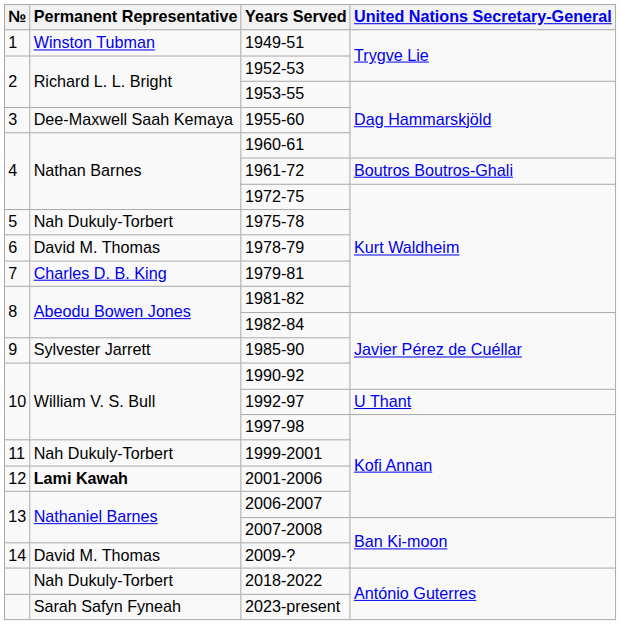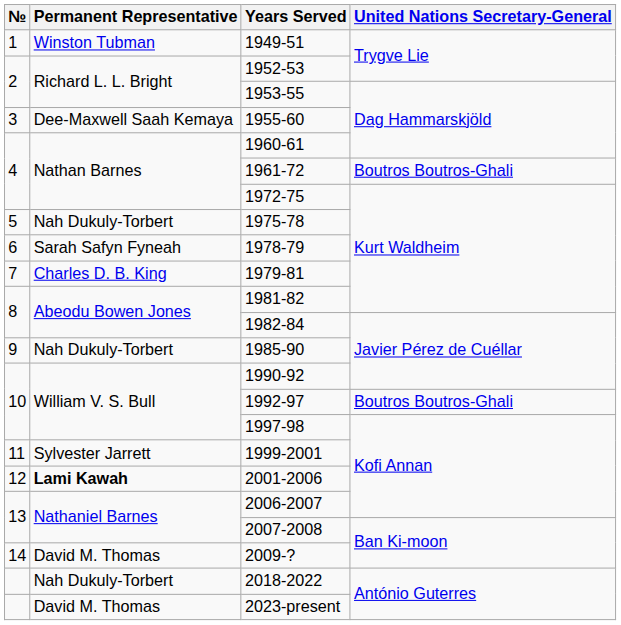(97, 247) David M. Thomas -> (107, 247) Sarah Safyn Fyneah
(92, 350) Sylvester Jarrett -> (103, 350) Nah Dukuly-Torbert
(383, 401) U Thant -> (434, 401) Boutros Boutros-Ghali
(103, 453) Nah Dukuly-Torbert -> (92, 453) Sylvester Jarrett
(107, 606) Sarah Safyn Fyneah -> (97, 606) David M. Thomas
